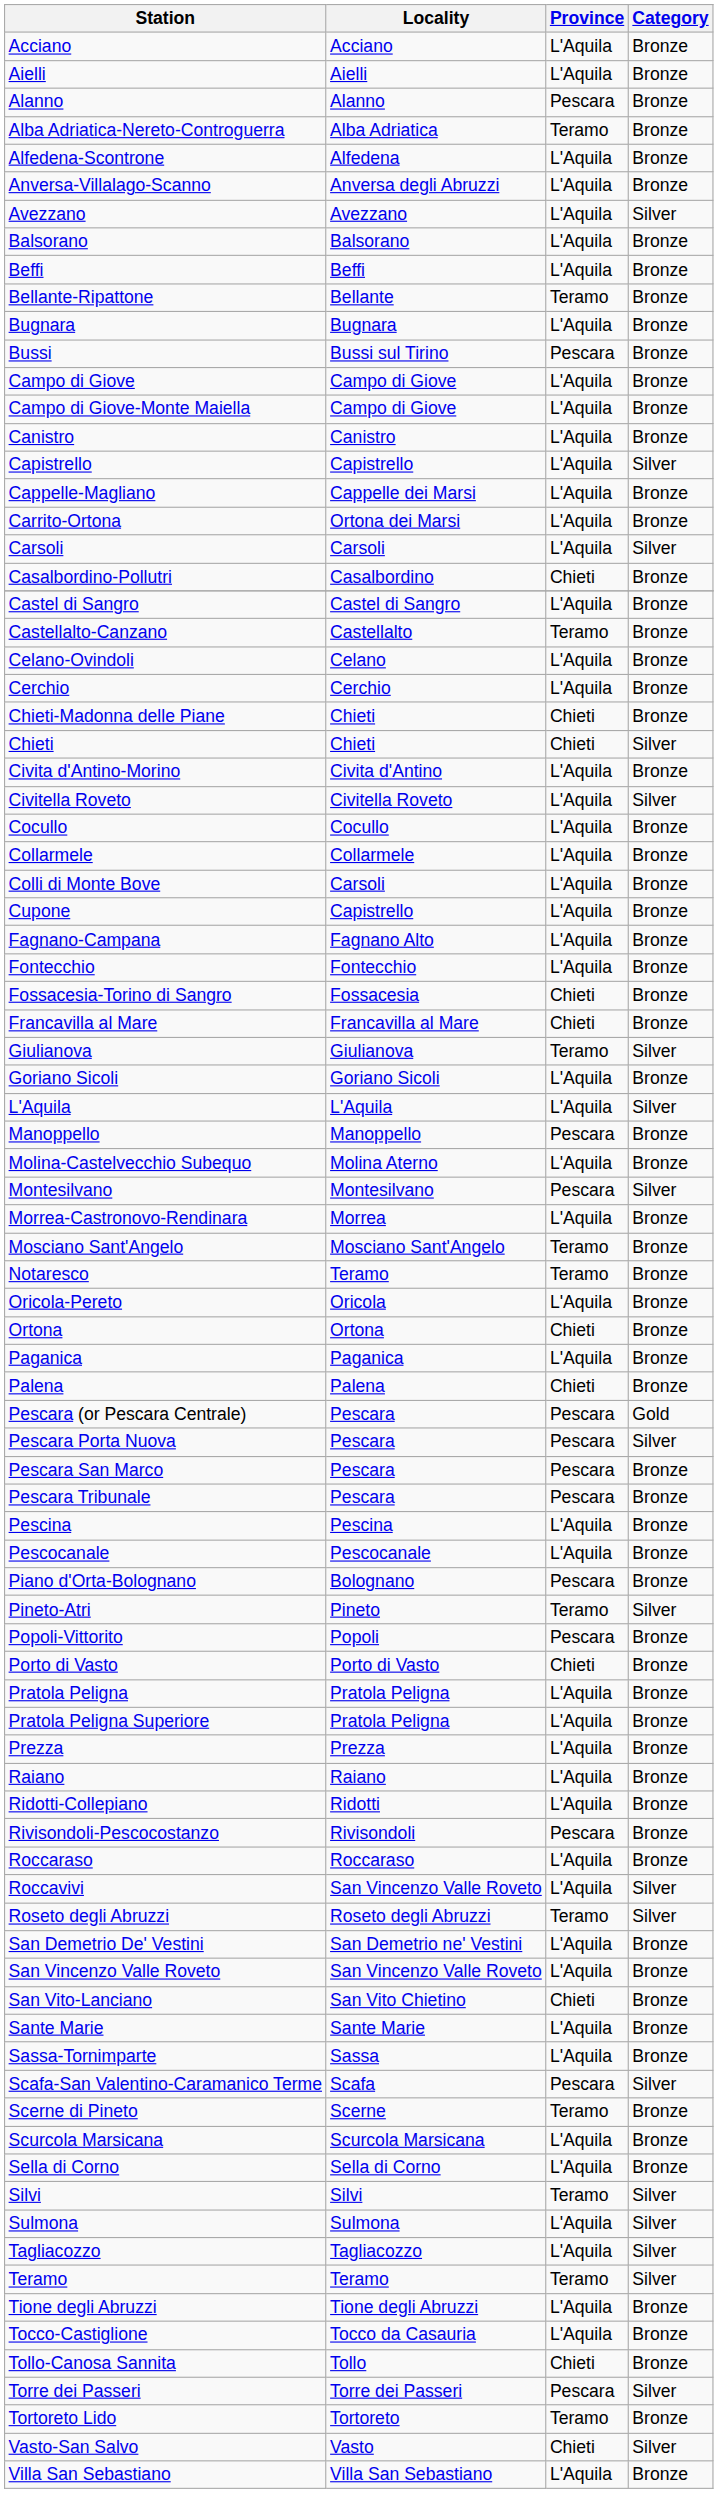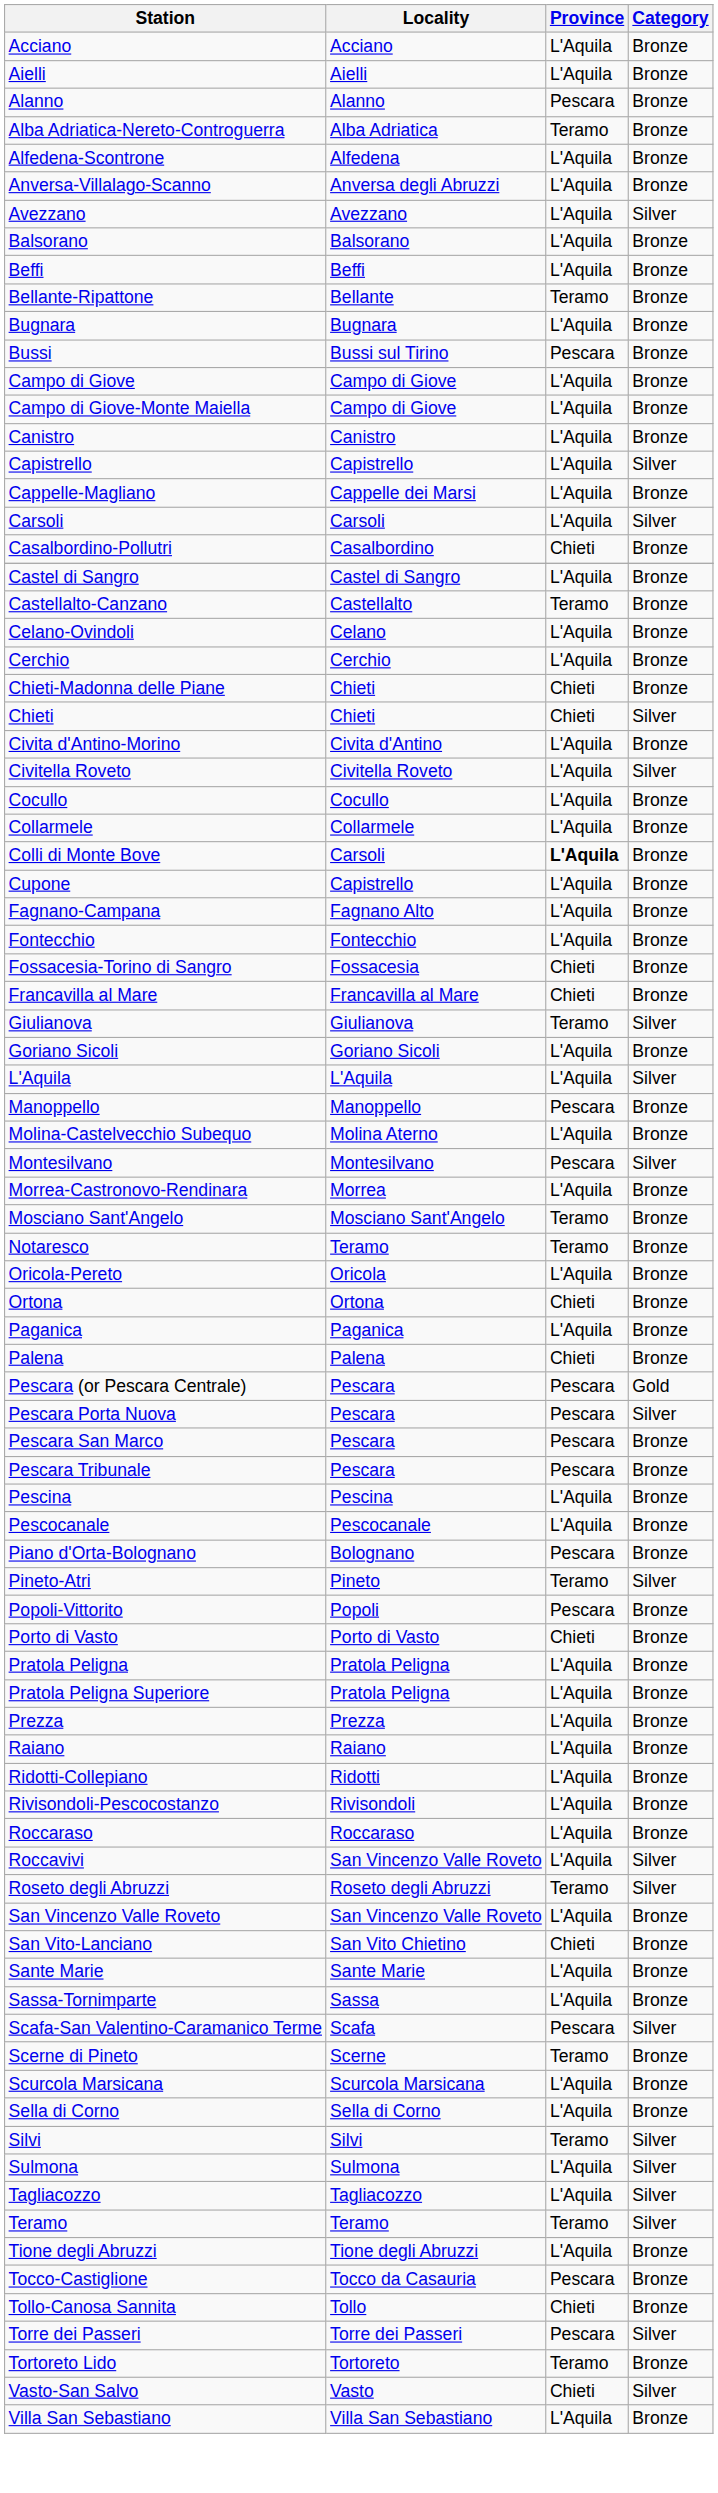- row: (65, 520)
(581, 883) normal -> (584, 855) bold
(582, 1832) Pescara -> (581, 1804) L'Aquila
- row: (106, 1944)
(581, 2335) L'Aquila -> (582, 2279) Pescara
